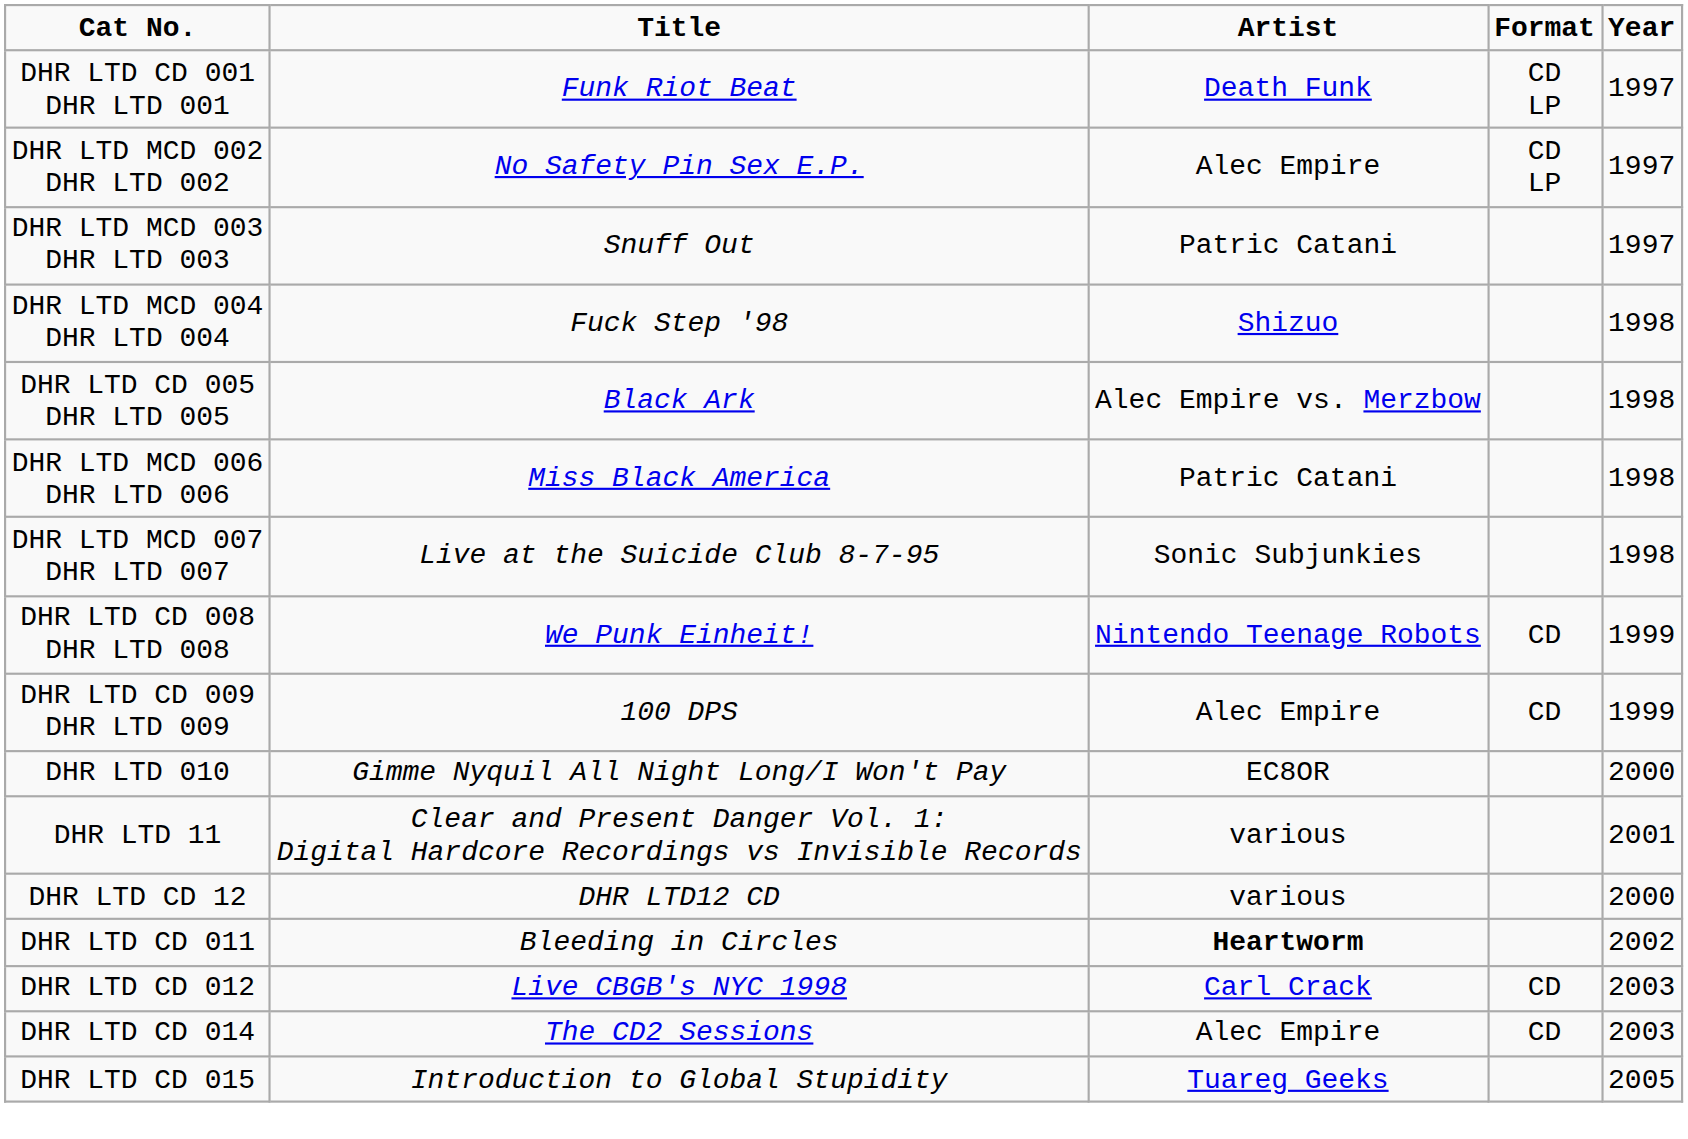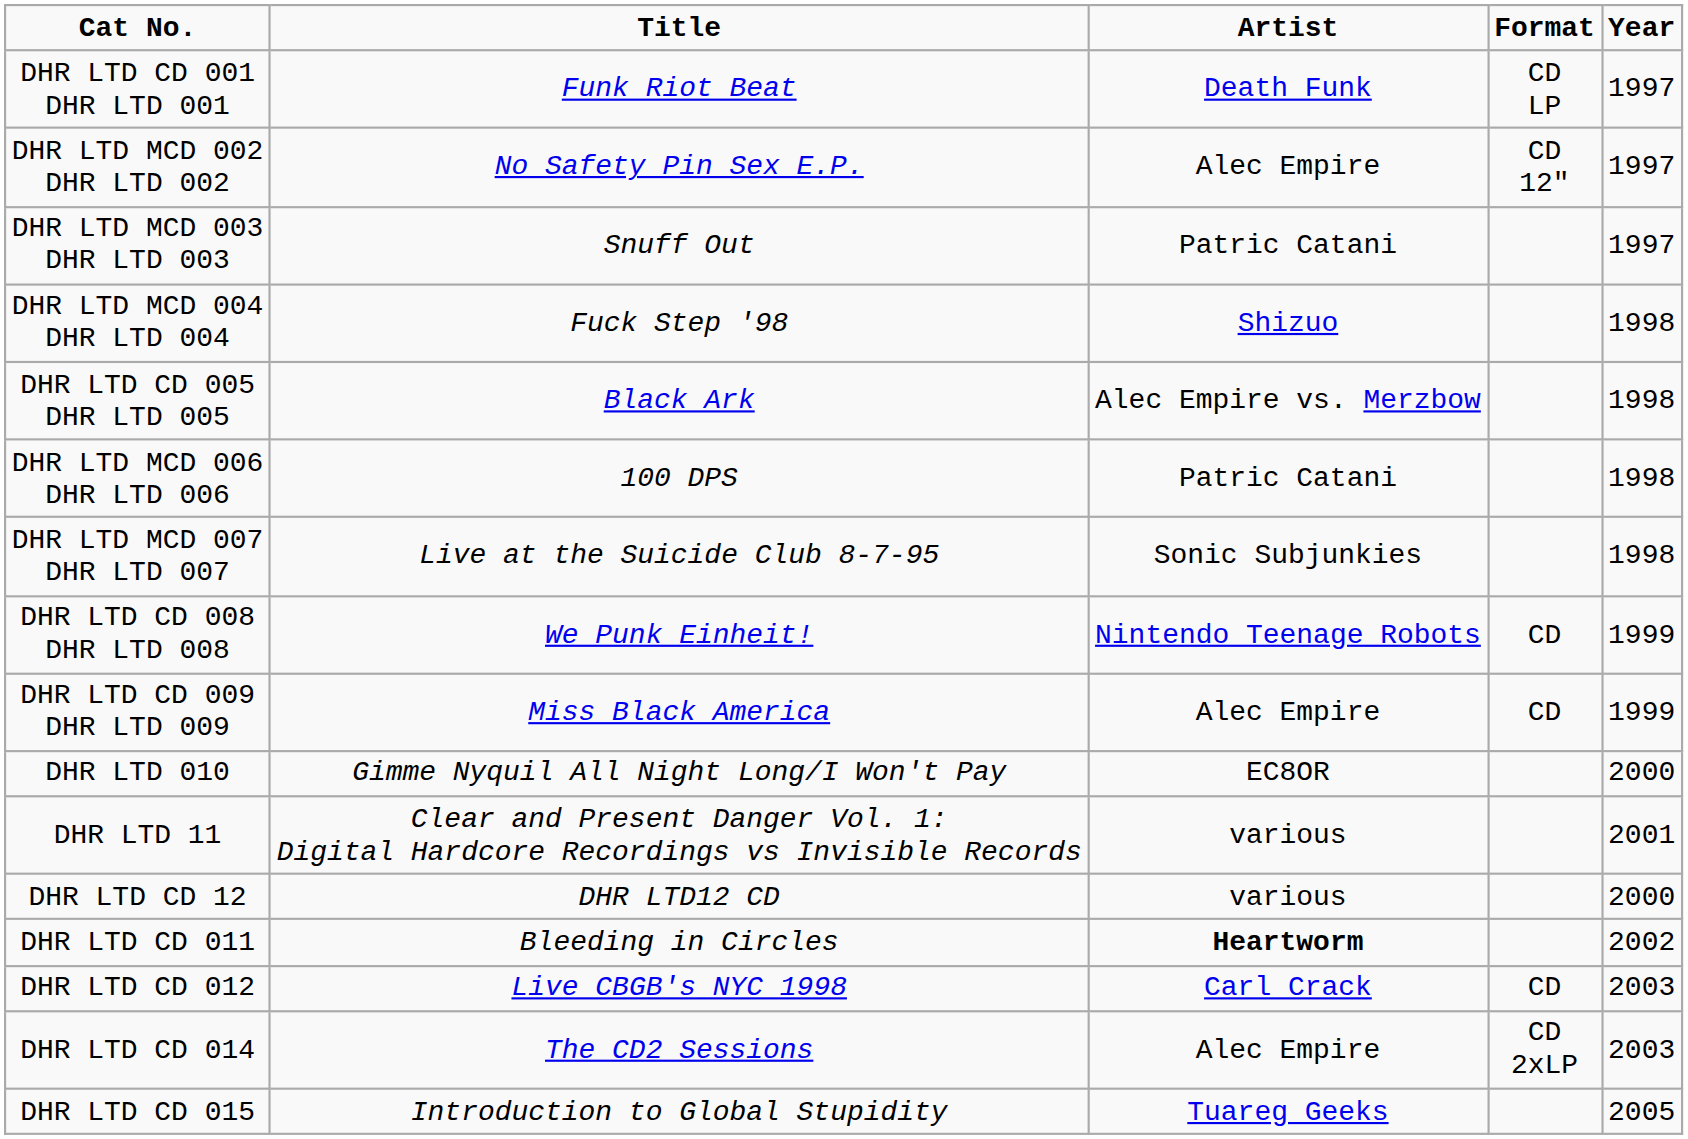(1544, 167) CD LP -> (1544, 167) CD 12"
(679, 479) Miss Black America -> (679, 479) 100 DPS
(679, 712) 100 DPS -> (679, 712) Miss Black America
(1544, 1034) CD -> (1544, 1050) CD 2xLP
